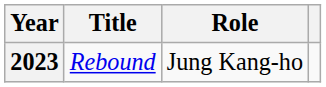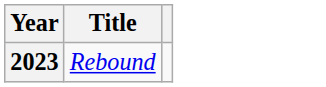- column: (235, 23)
